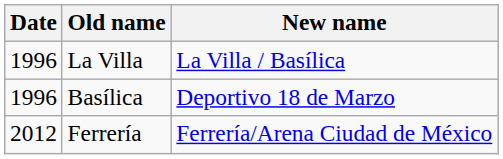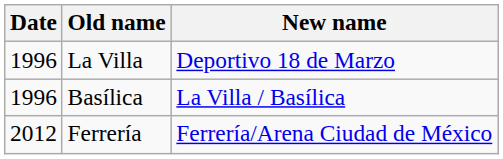(261, 60) La Villa / Basílica -> (286, 60) Deportivo 18 de Marzo
(286, 97) Deportivo 18 de Marzo -> (261, 97) La Villa / Basílica
